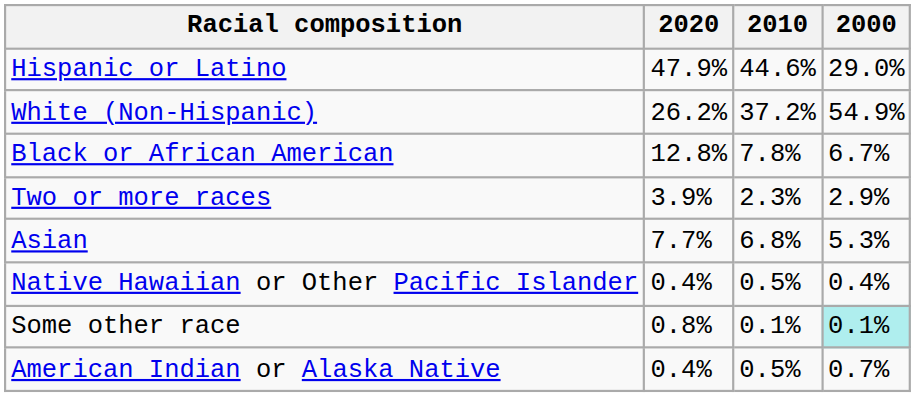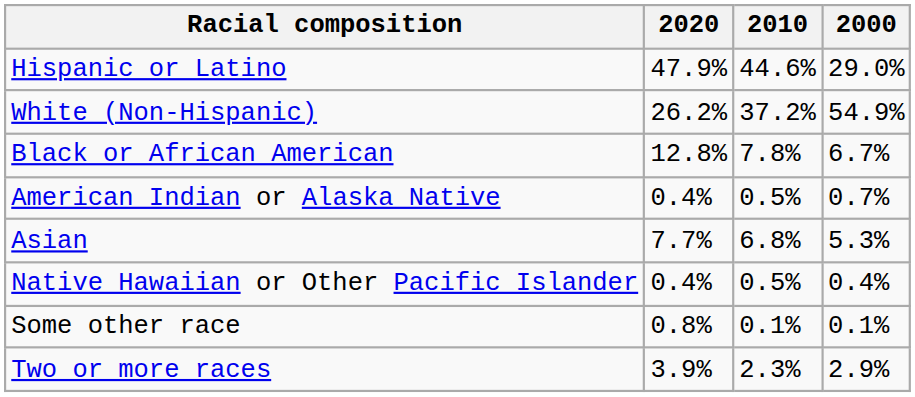rows swapped: (256, 369) <-> (141, 198)
(859, 326) paleturquoise background -> (859, 326) no background
